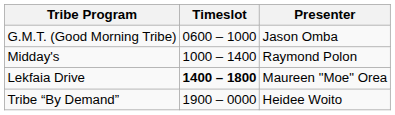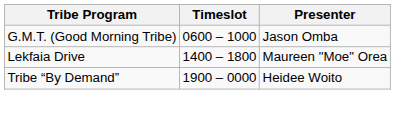- row: (33, 57)
(220, 78) bold -> (220, 57) normal
